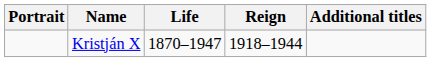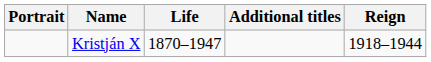columns swapped: (266, 17) <-> (366, 17)
